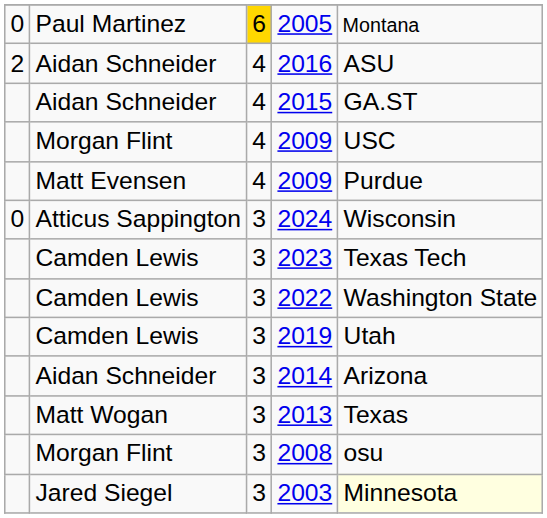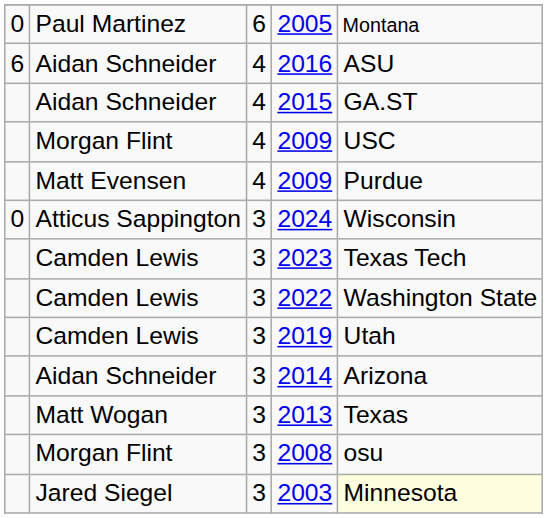(259, 24) gold background -> (259, 24) no background
(17, 63) 2 -> (17, 63) 6
